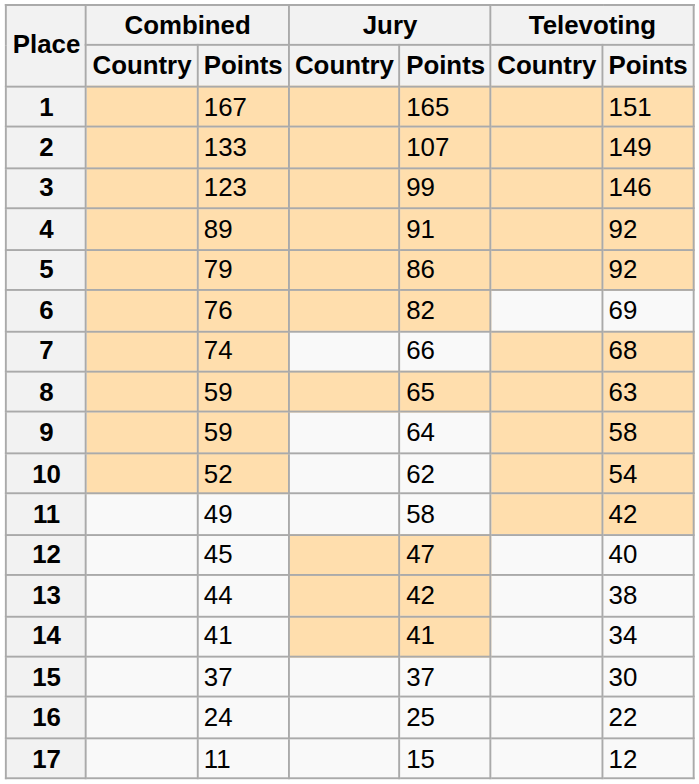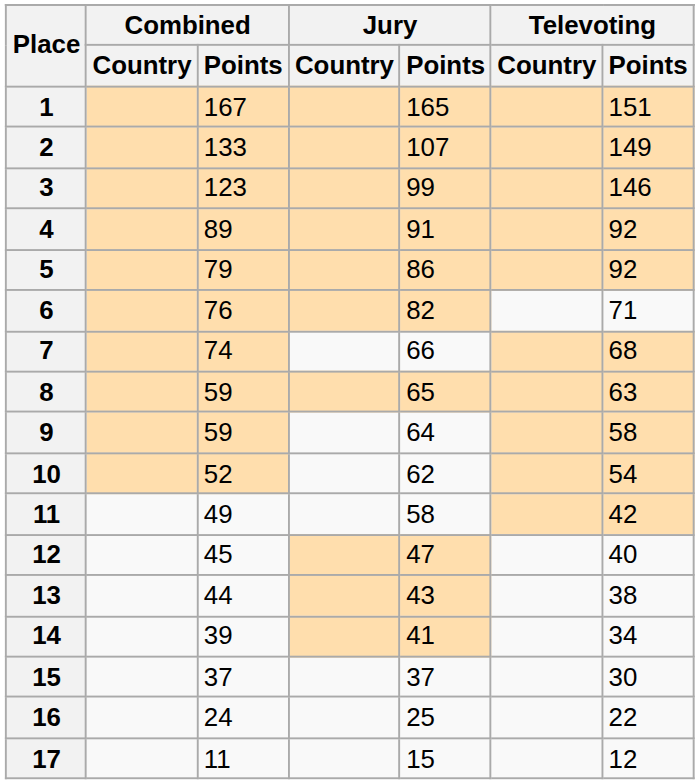(623, 310) 69 -> (623, 310) 71
(421, 596) 42 -> (421, 596) 43
(218, 636) 41 -> (218, 636) 39
